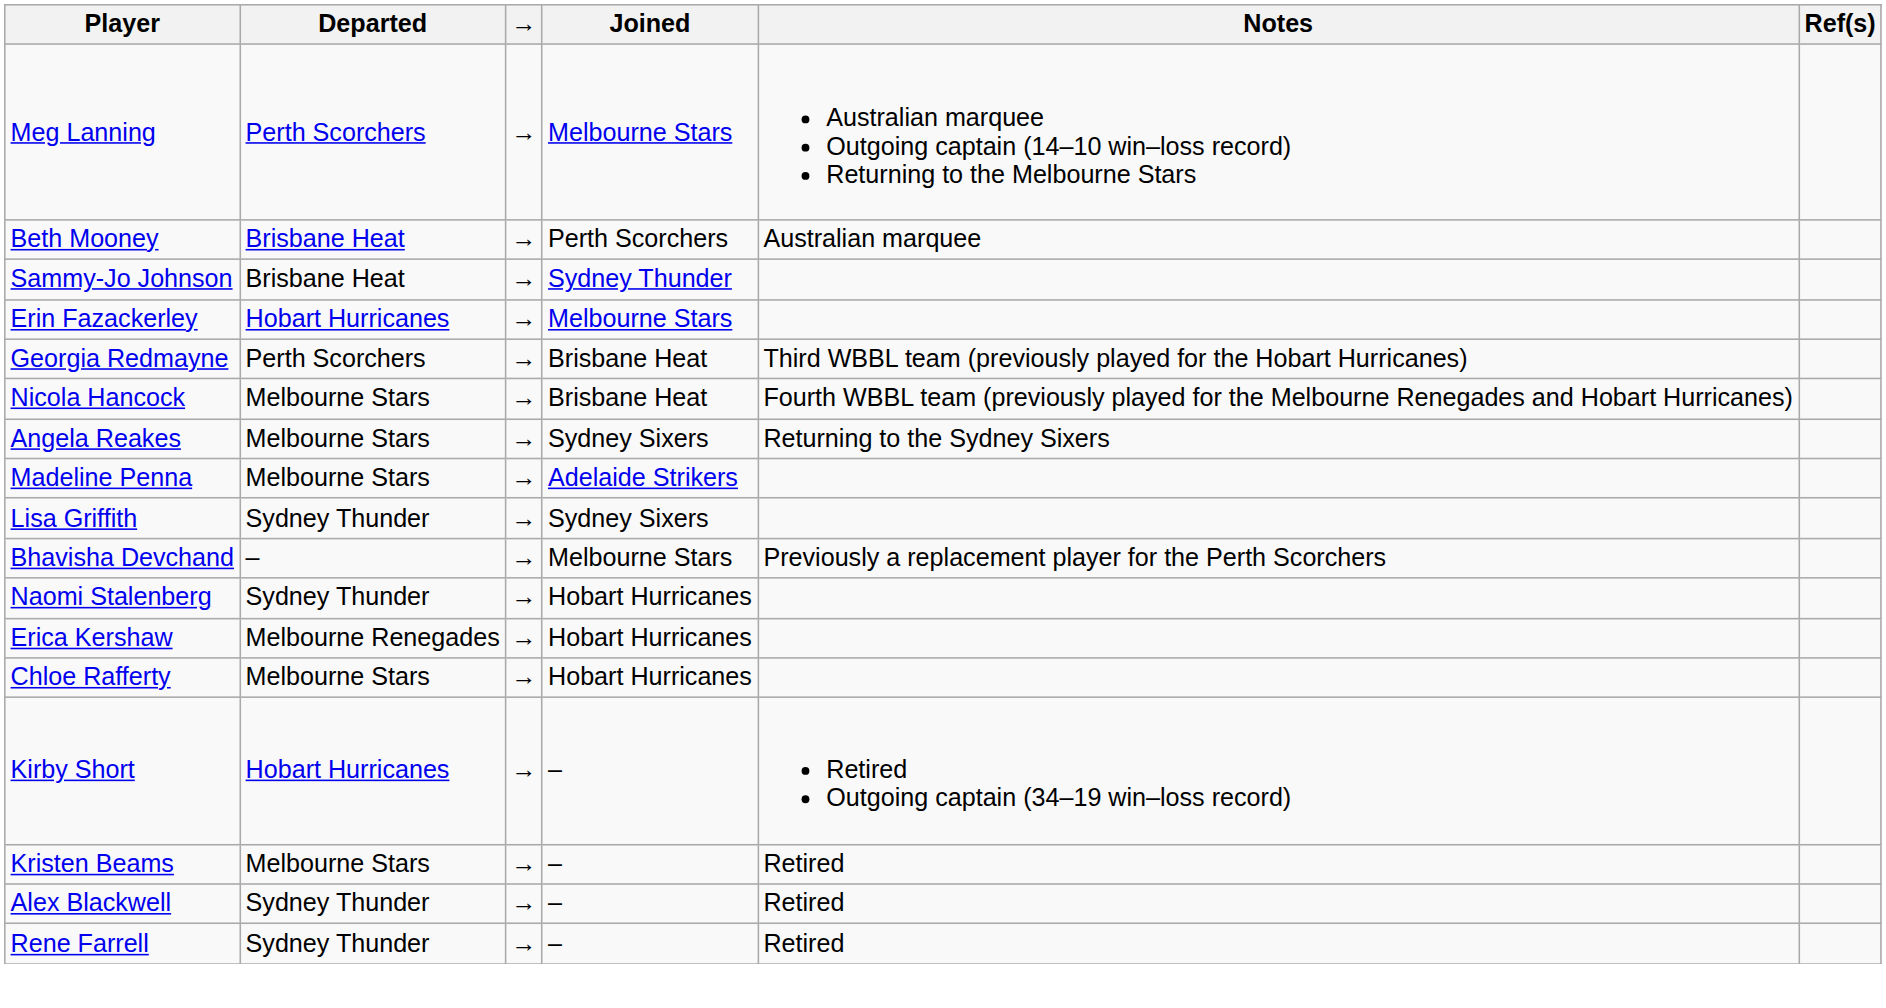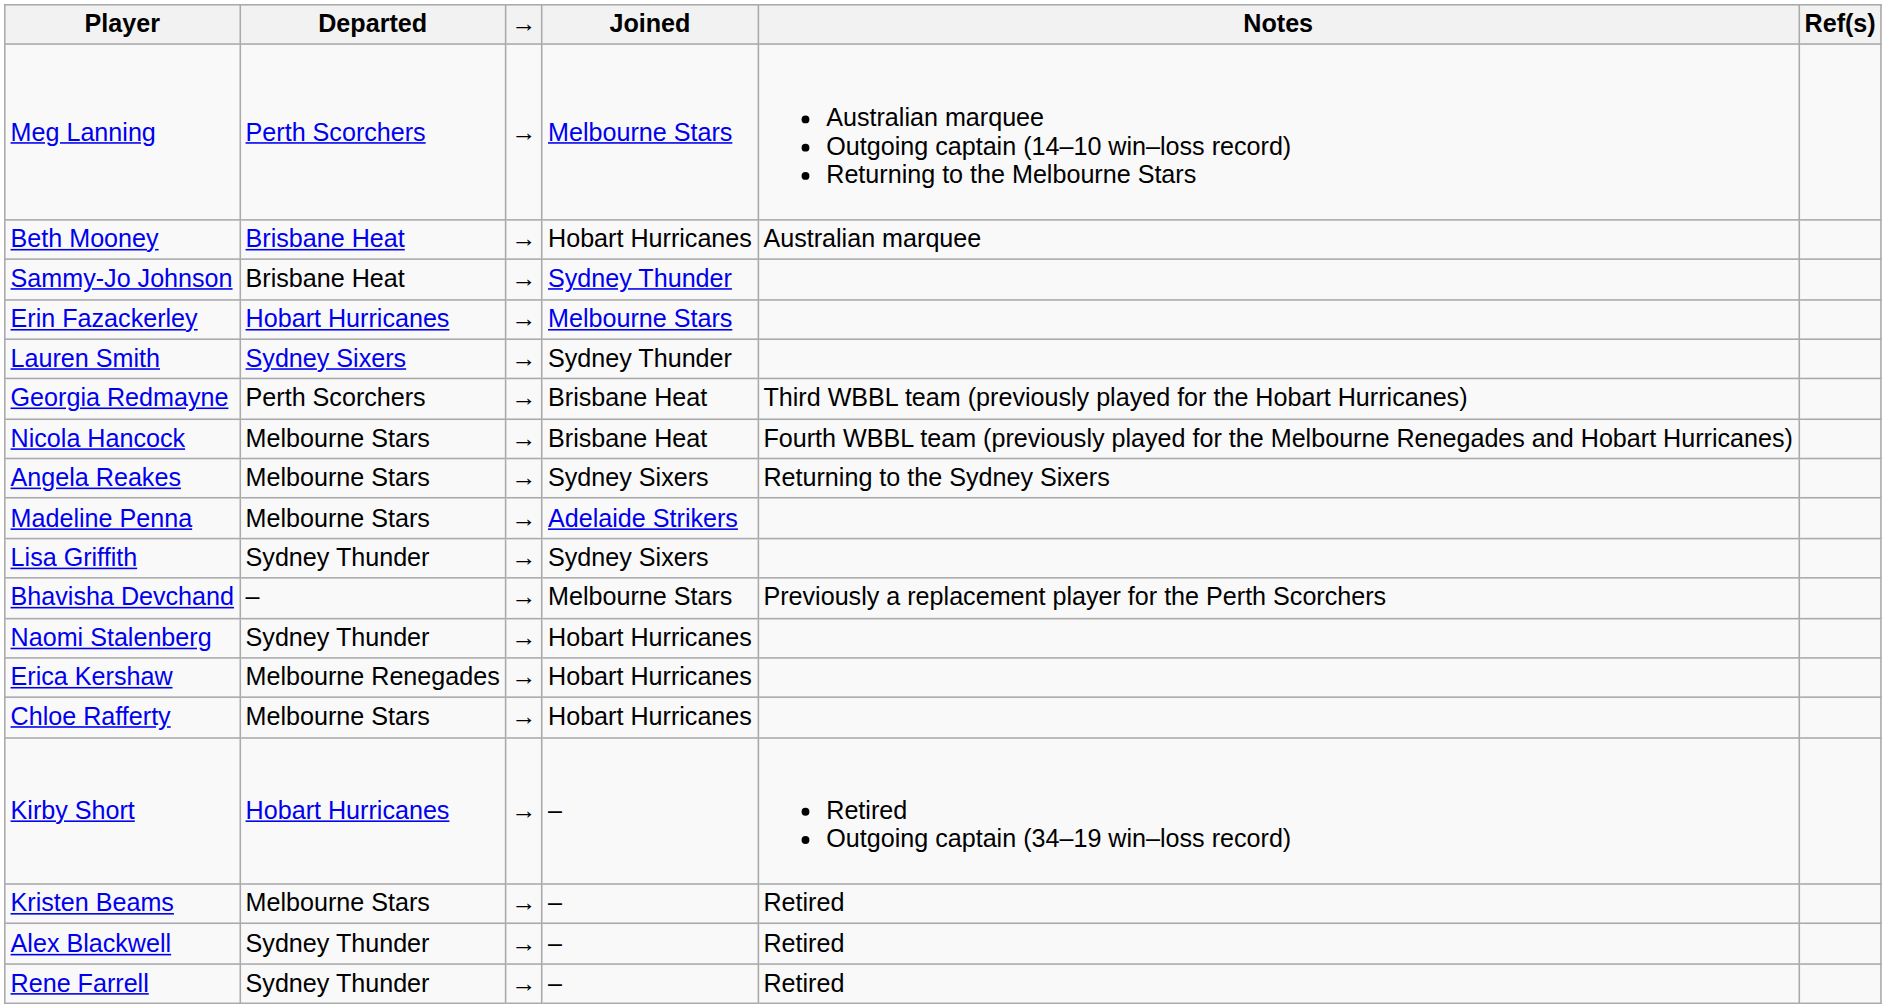(638, 239) Perth Scorchers -> (650, 239) Hobart Hurricanes
+ row: (85, 358)
